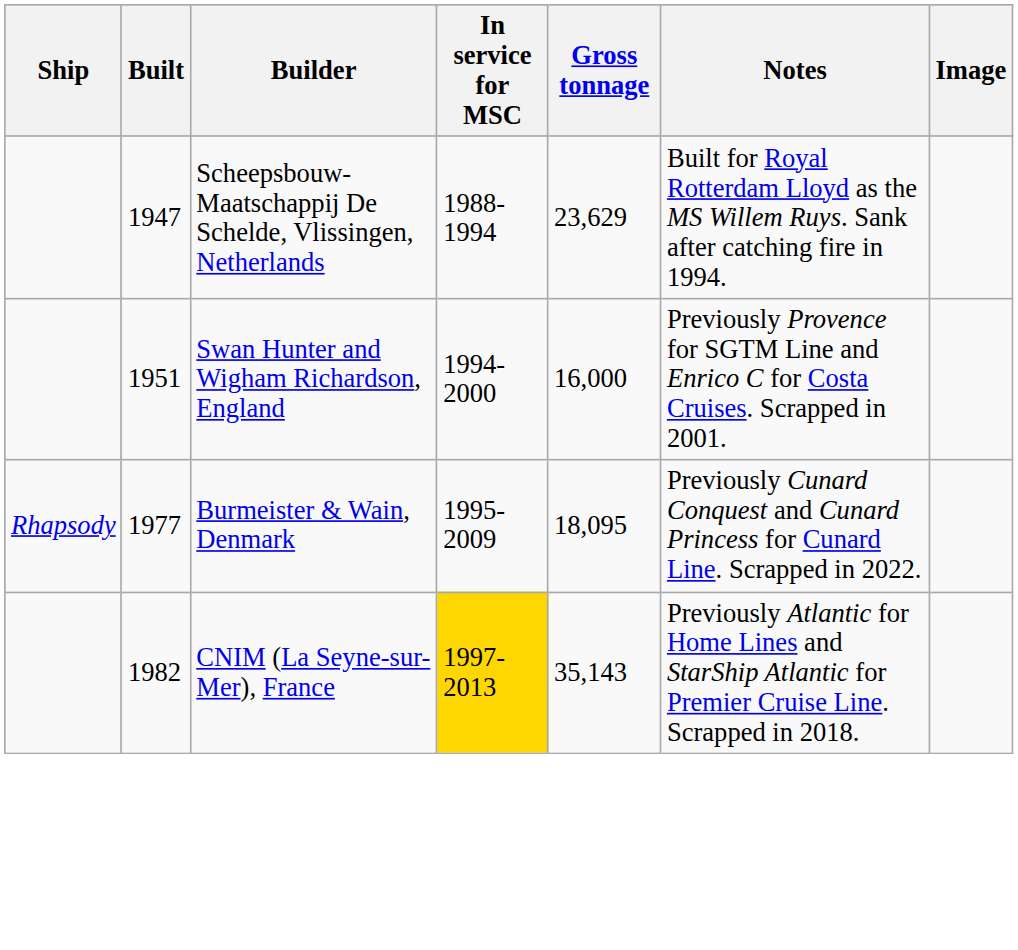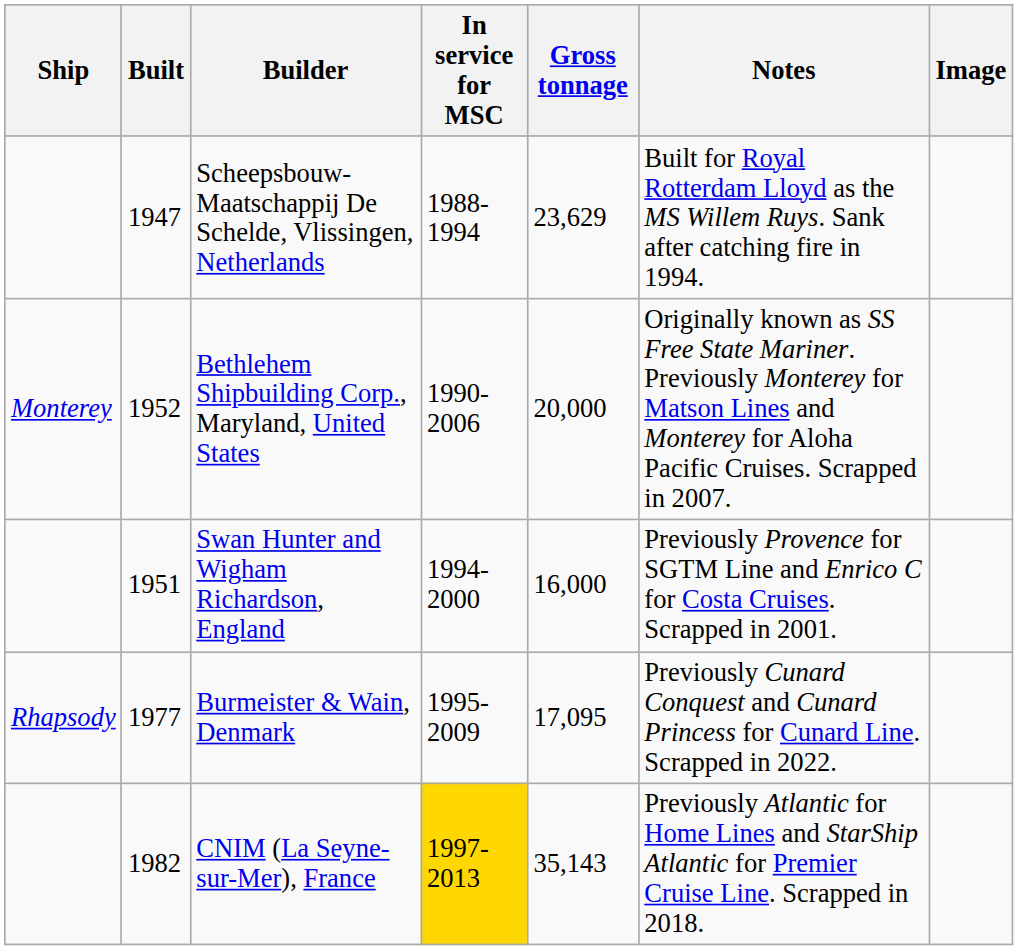+ row: (301, 408)
(590, 525) 18,095 -> (570, 716) 17,095
